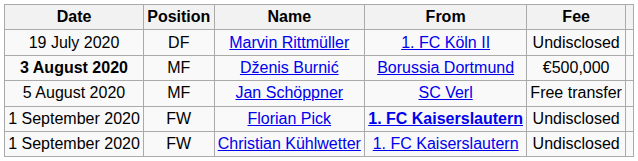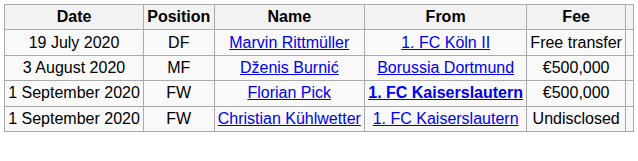(576, 42) Undisclosed -> (576, 42) Free transfer
(74, 67) bold -> (74, 67) normal
- row: (289, 93)
(576, 118) Undisclosed -> (576, 93) €500,000
